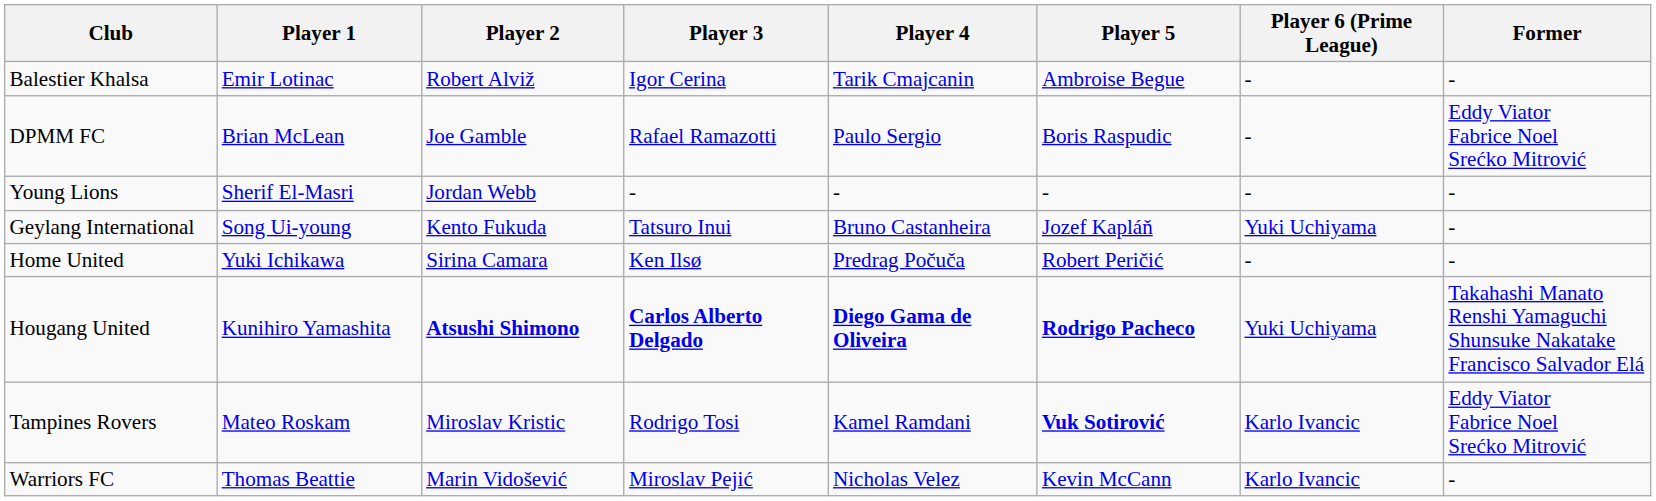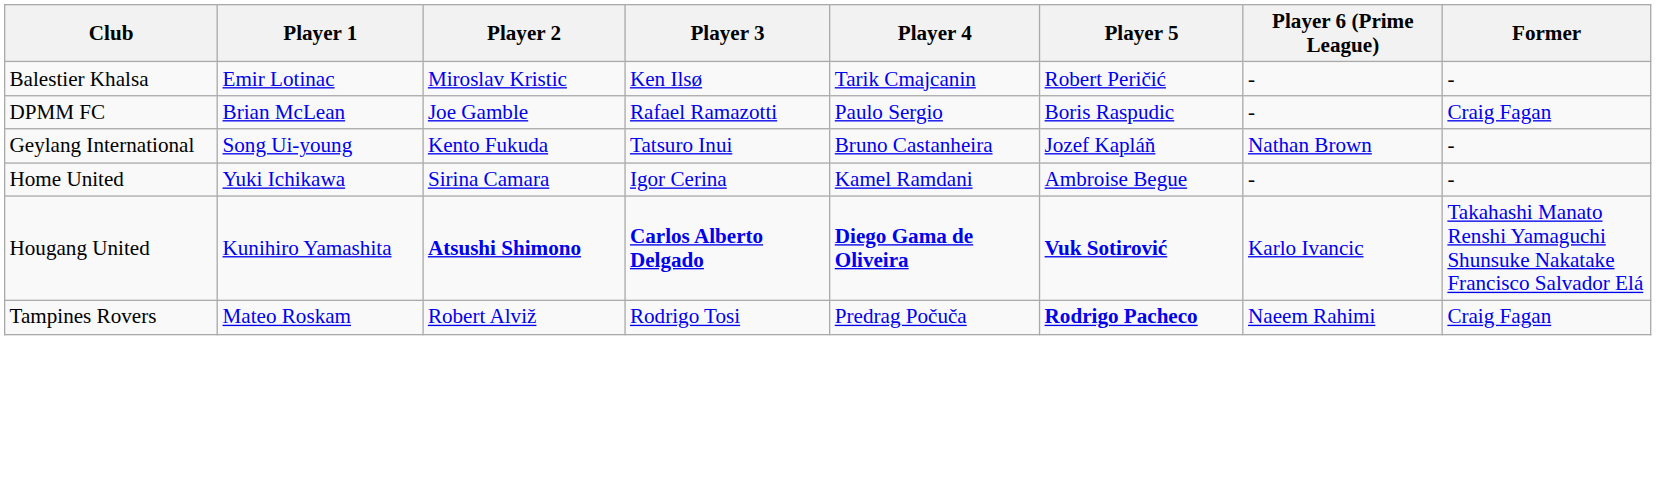(480, 78) Robert Alviž -> (497, 78) Miroslav Kristic
(677, 78) Igor Cerina -> (666, 78) Ken Ilsø
(1113, 78) Ambroise Begue -> (1105, 78) Robert Peričić
(1517, 135) Eddy Viator Fabrice Noel Srećko Mitrović -> (1499, 111) Craig Fagan
- row: (64, 193)
(1310, 226) Yuki Uchiyama -> (1310, 145) Nathan Brown
(665, 260) Ken Ilsø -> (678, 178) Igor Cerina
(899, 260) Predrag Počuča -> (904, 178) Kamel Ramdani
(1103, 260) Robert Peričić -> (1116, 178) Ambroise Begue
(1118, 329) Rodrigo Pacheco -> (1106, 248) Vuk Sotirović
(1310, 329) Yuki Uchiyama -> (1306, 248) Karlo Ivancic
(496, 422) Miroslav Kristic -> (482, 317) Robert Alviž
(902, 422) Kamel Ramdani -> (901, 317) Predrag Počuča
(1103, 422) Vuk Sotirović -> (1121, 317) Rodrigo Pacheco
(1302, 422) Karlo Ivancic -> (1312, 317) Naeem Rahimi
(1517, 422) Eddy Viator Fabrice Noel Srećko Mitrović -> (1499, 317) Craig Fagan
- row: (62, 479)
